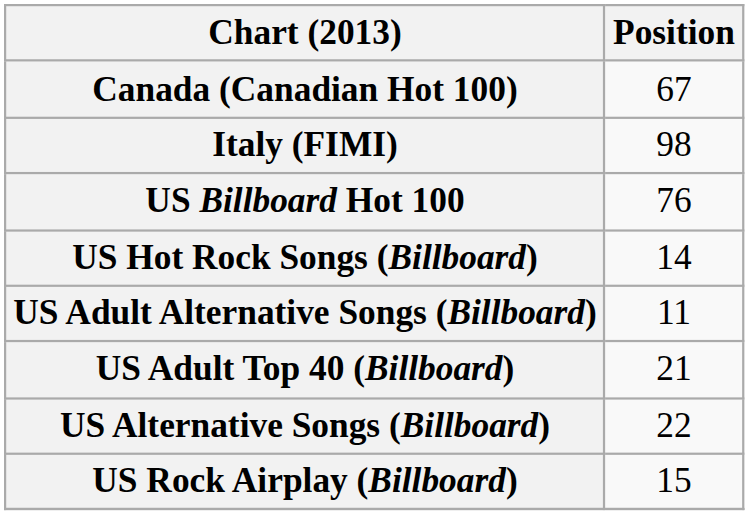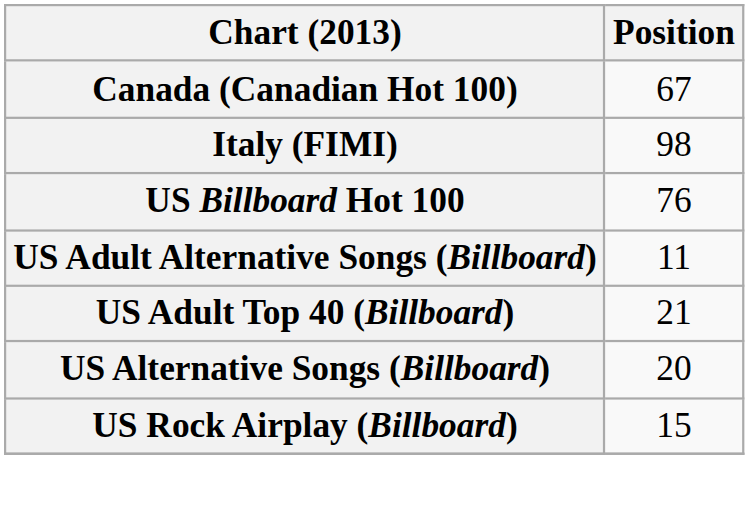- row: (305, 256)
(674, 425) 22 -> (674, 369) 20
